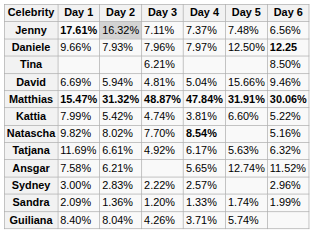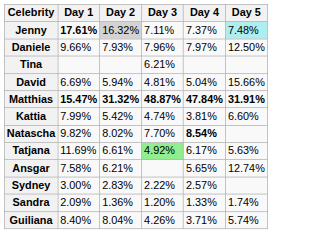- column: (288, 13)
(243, 30) no background -> (243, 30) paleturquoise background
(160, 151) no background -> (160, 151) lightgreen background
